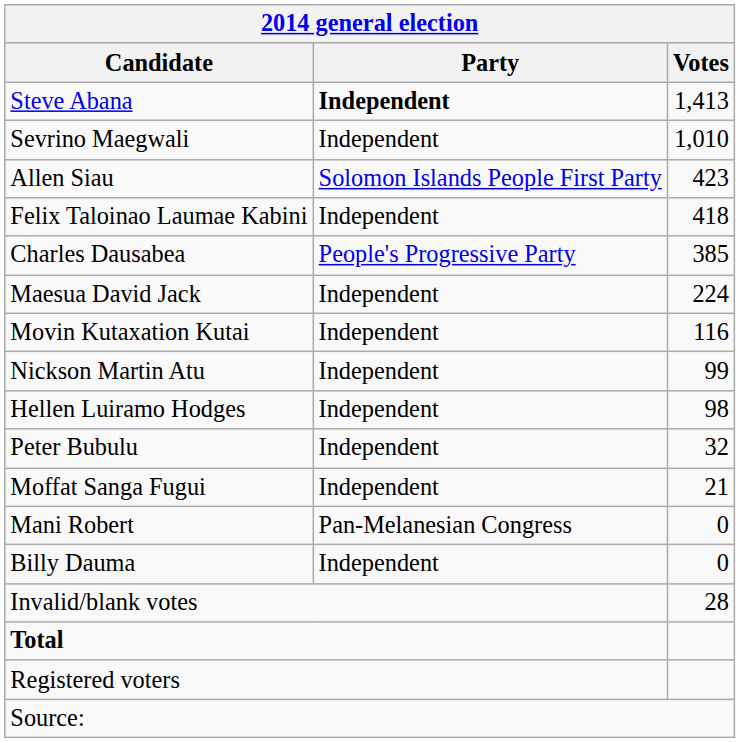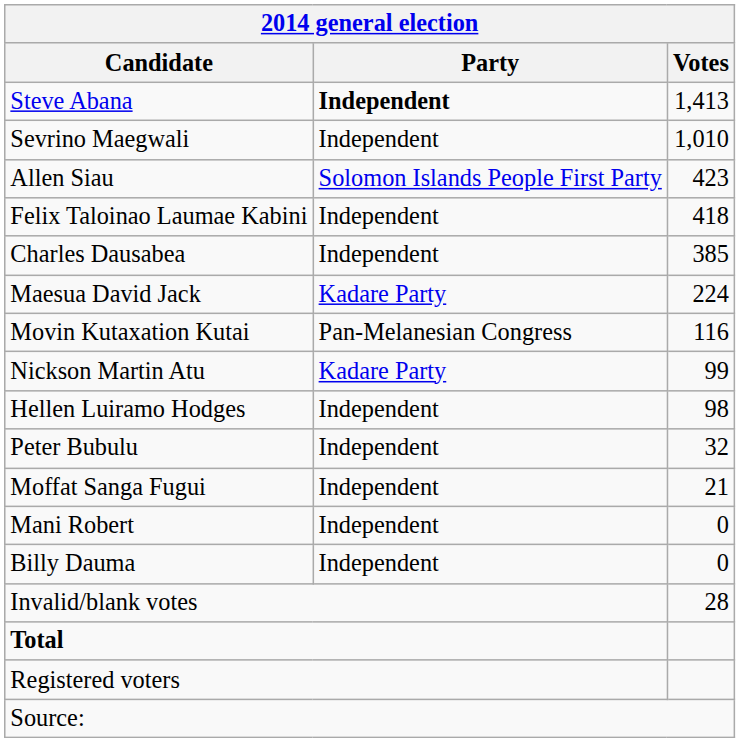(447, 255) People's Progressive Party -> (379, 255) Independent
(379, 293) Independent -> (382, 293) Kadare Party
(379, 332) Independent -> (445, 332) Pan-Melanesian Congress
(379, 370) Independent -> (382, 370) Kadare Party
(445, 525) Pan-Melanesian Congress -> (379, 525) Independent
